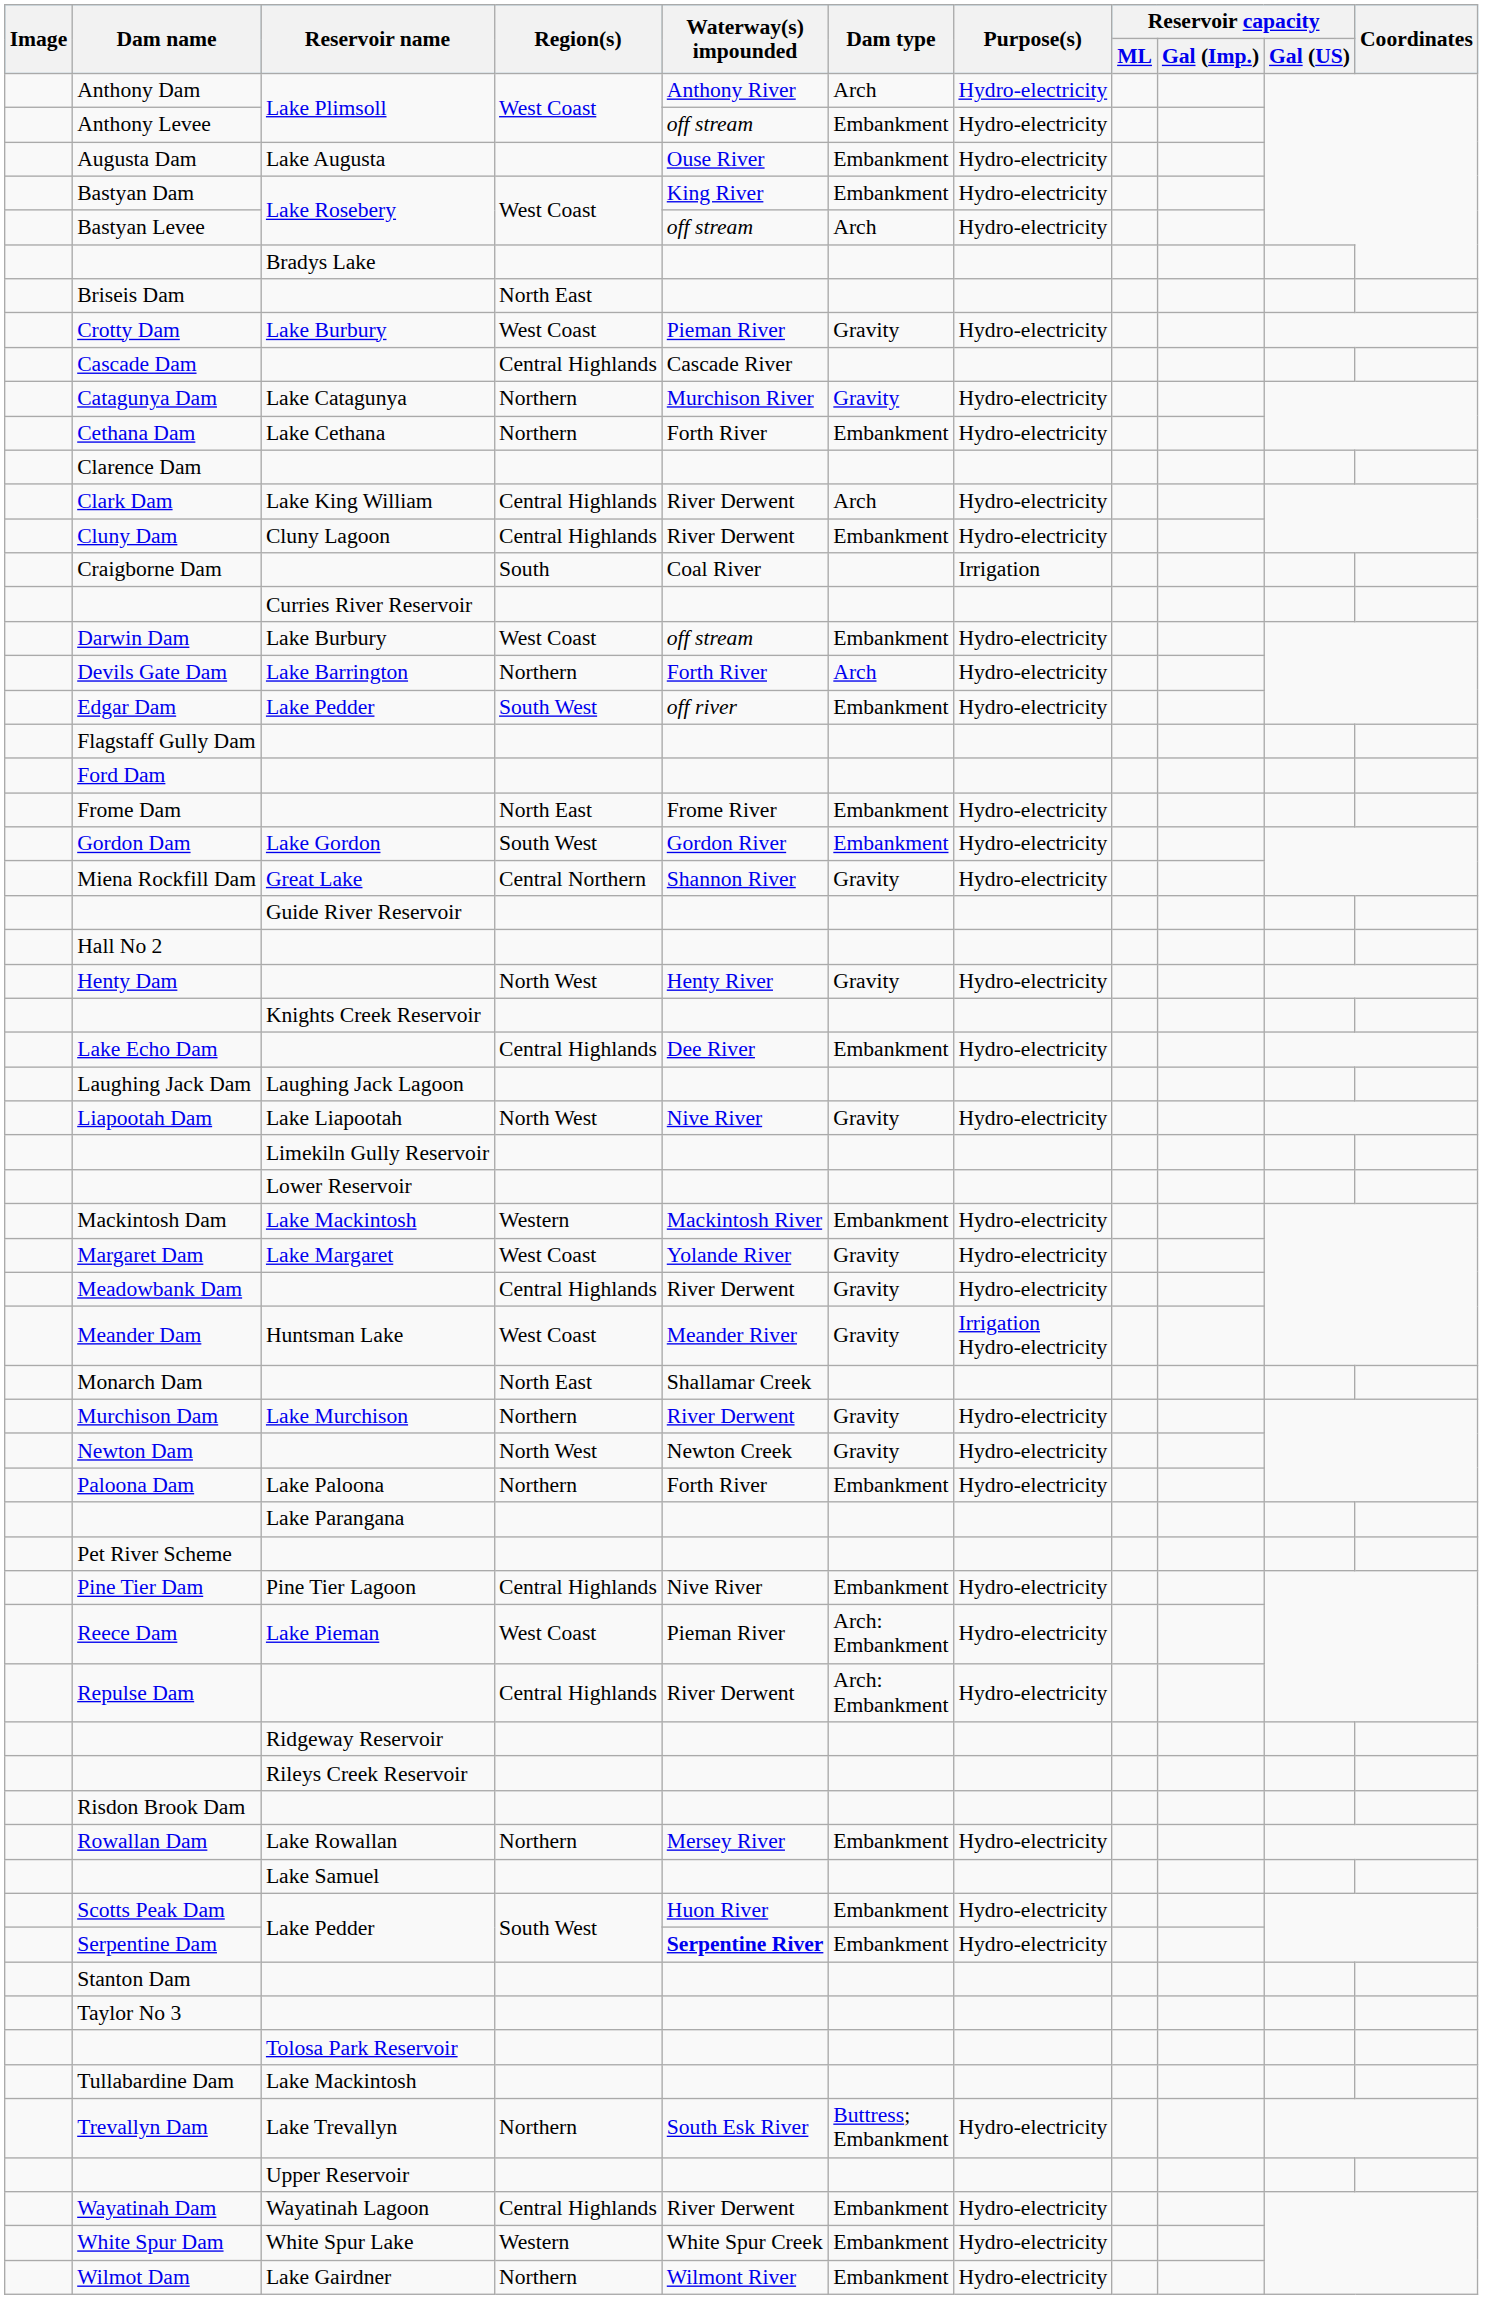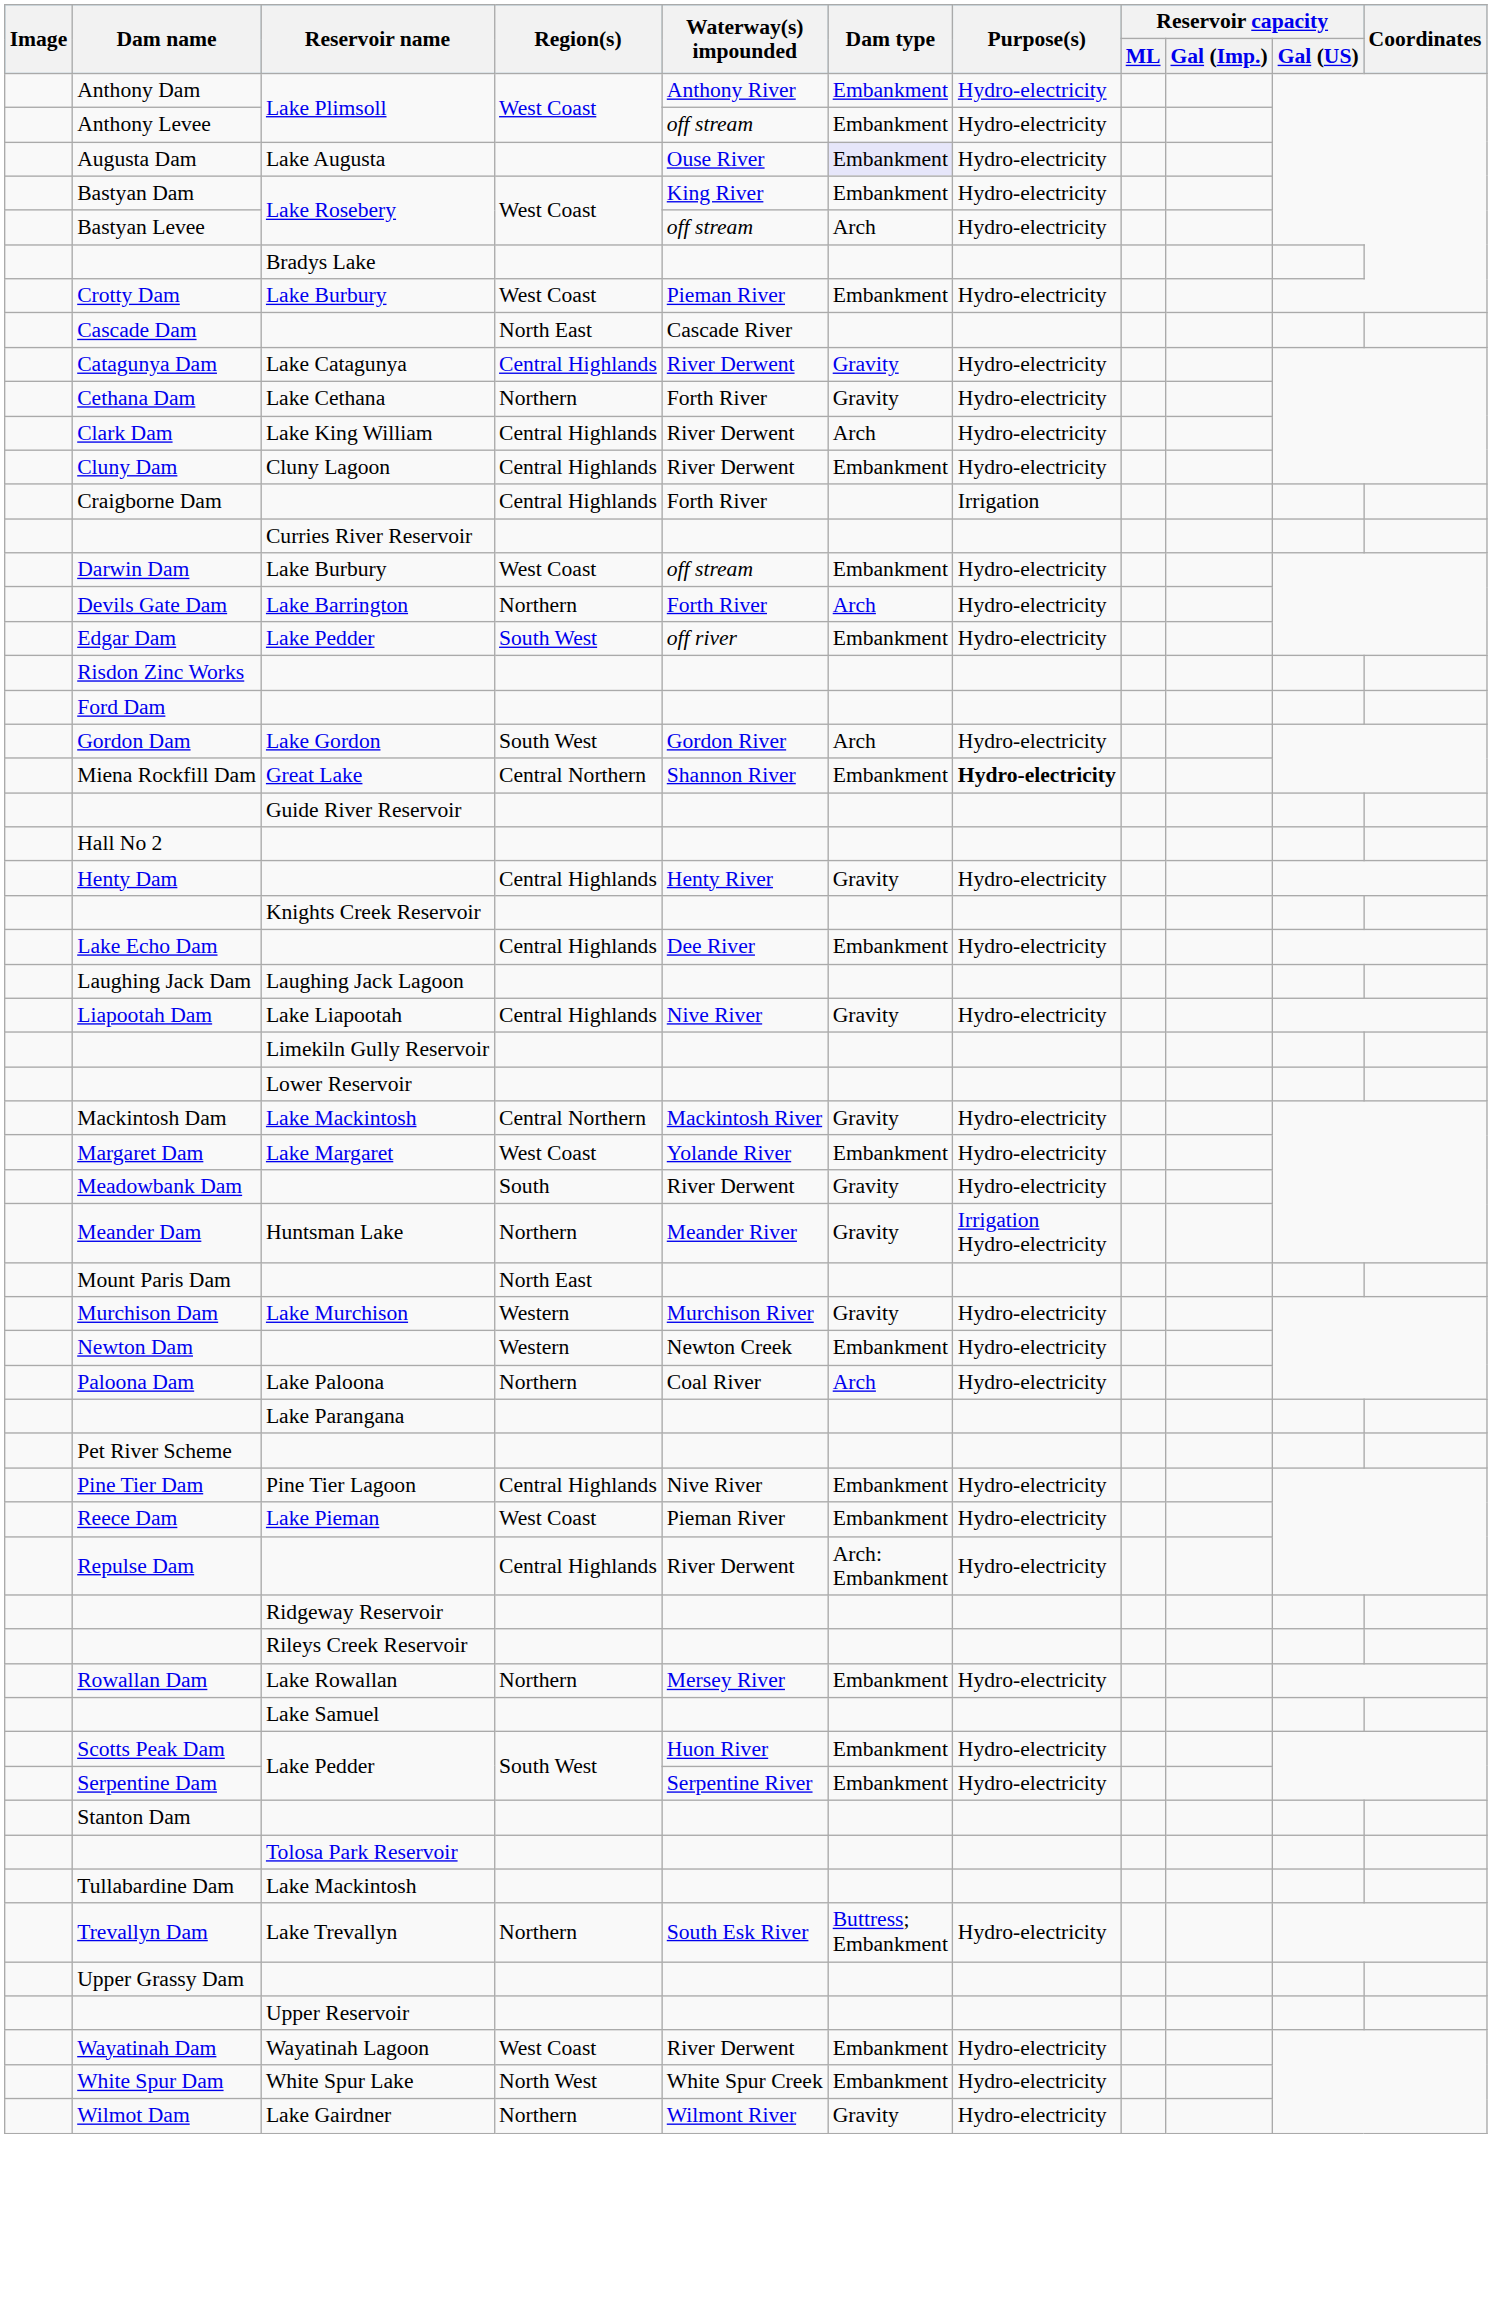(855, 90) Arch -> (890, 90) Embankment
(891, 158) no background -> (890, 158) lavender background
- row: (131, 295)
(866, 329) Gravity -> (890, 295) Embankment
(578, 364) Central Highlands -> (546, 329) North East
(538, 398) Northern -> (578, 364) Central Highlands
(740, 398) Murchison River -> (731, 364) River Derwent
(891, 432) Embankment -> (866, 398) Gravity
- row: (139, 466)
(524, 569) South -> (578, 501) Central Highlands
(714, 569) Coal River -> (717, 501) Forth River
+ row: (161, 672)
- row: (166, 741)
- row: (129, 809)
(891, 843) Embankment -> (854, 741) Arch
(866, 878) Gravity -> (890, 775) Embankment
(1033, 878) normal -> (1037, 775) bold
(548, 980) North West -> (578, 878) Central Highlands
(548, 1117) North West -> (578, 1015) Central Highlands
(534, 1220) Western -> (573, 1117) Central Northern
(891, 1220) Embankment -> (866, 1117) Gravity
(866, 1254) Gravity -> (890, 1152) Embankment
(578, 1289) Central Highlands -> (524, 1186) South
(548, 1335) West Coast -> (538, 1232) Northern
- row: (140, 1381)
+ row: (154, 1279)
(538, 1416) Northern -> (534, 1313) Western
(731, 1416) River Derwent -> (740, 1313) Murchison River
(548, 1450) North West -> (534, 1347) Western
(866, 1450) Gravity -> (890, 1347) Embankment
(717, 1484) Forth River -> (714, 1381) Coal River
(891, 1484) Embankment -> (854, 1381) Arch
(891, 1633) Arch: Embankment -> (890, 1518) Embankment
- row: (161, 1807)
(745, 1944) bold -> (740, 1783) normal
- row: (129, 2012)
+ row: (161, 1978)
(578, 2208) Central Highlands -> (548, 2047) West Coast
(534, 2242) Western -> (548, 2081) North West
(891, 2276) Embankment -> (866, 2115) Gravity
